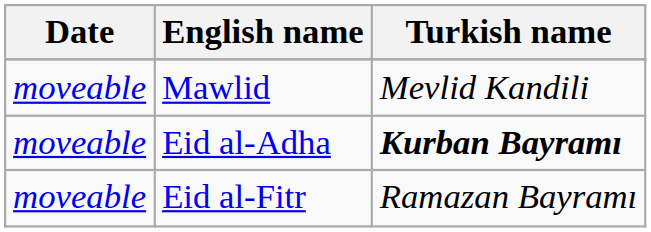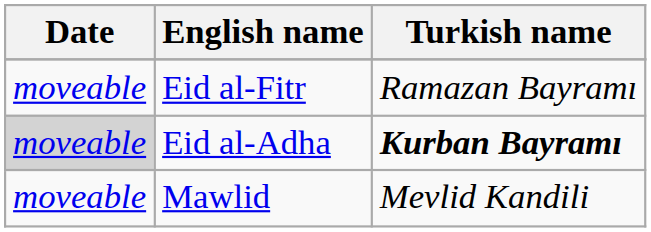rows swapped: (234, 197) <-> (216, 87)
(80, 142) no background -> (80, 142) lightgrey background
